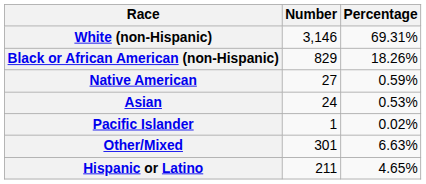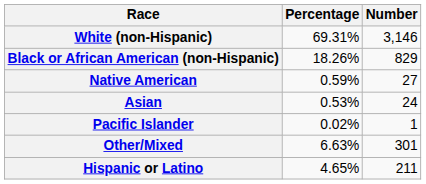columns swapped: (311, 15) <-> (381, 15)
